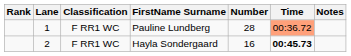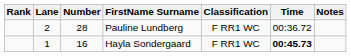columns swapped: (249, 12) <-> (95, 12)
(47, 28) 1 -> (47, 28) 2
(292, 28) lightsalmon background -> (292, 28) no background
(47, 43) 2 -> (47, 43) 1
